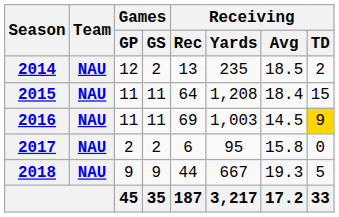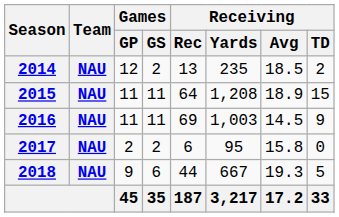(284, 95) 18.4 -> (284, 95) 18.9
(320, 121) gold background -> (320, 121) no background
(156, 173) 9 -> (156, 173) 6
